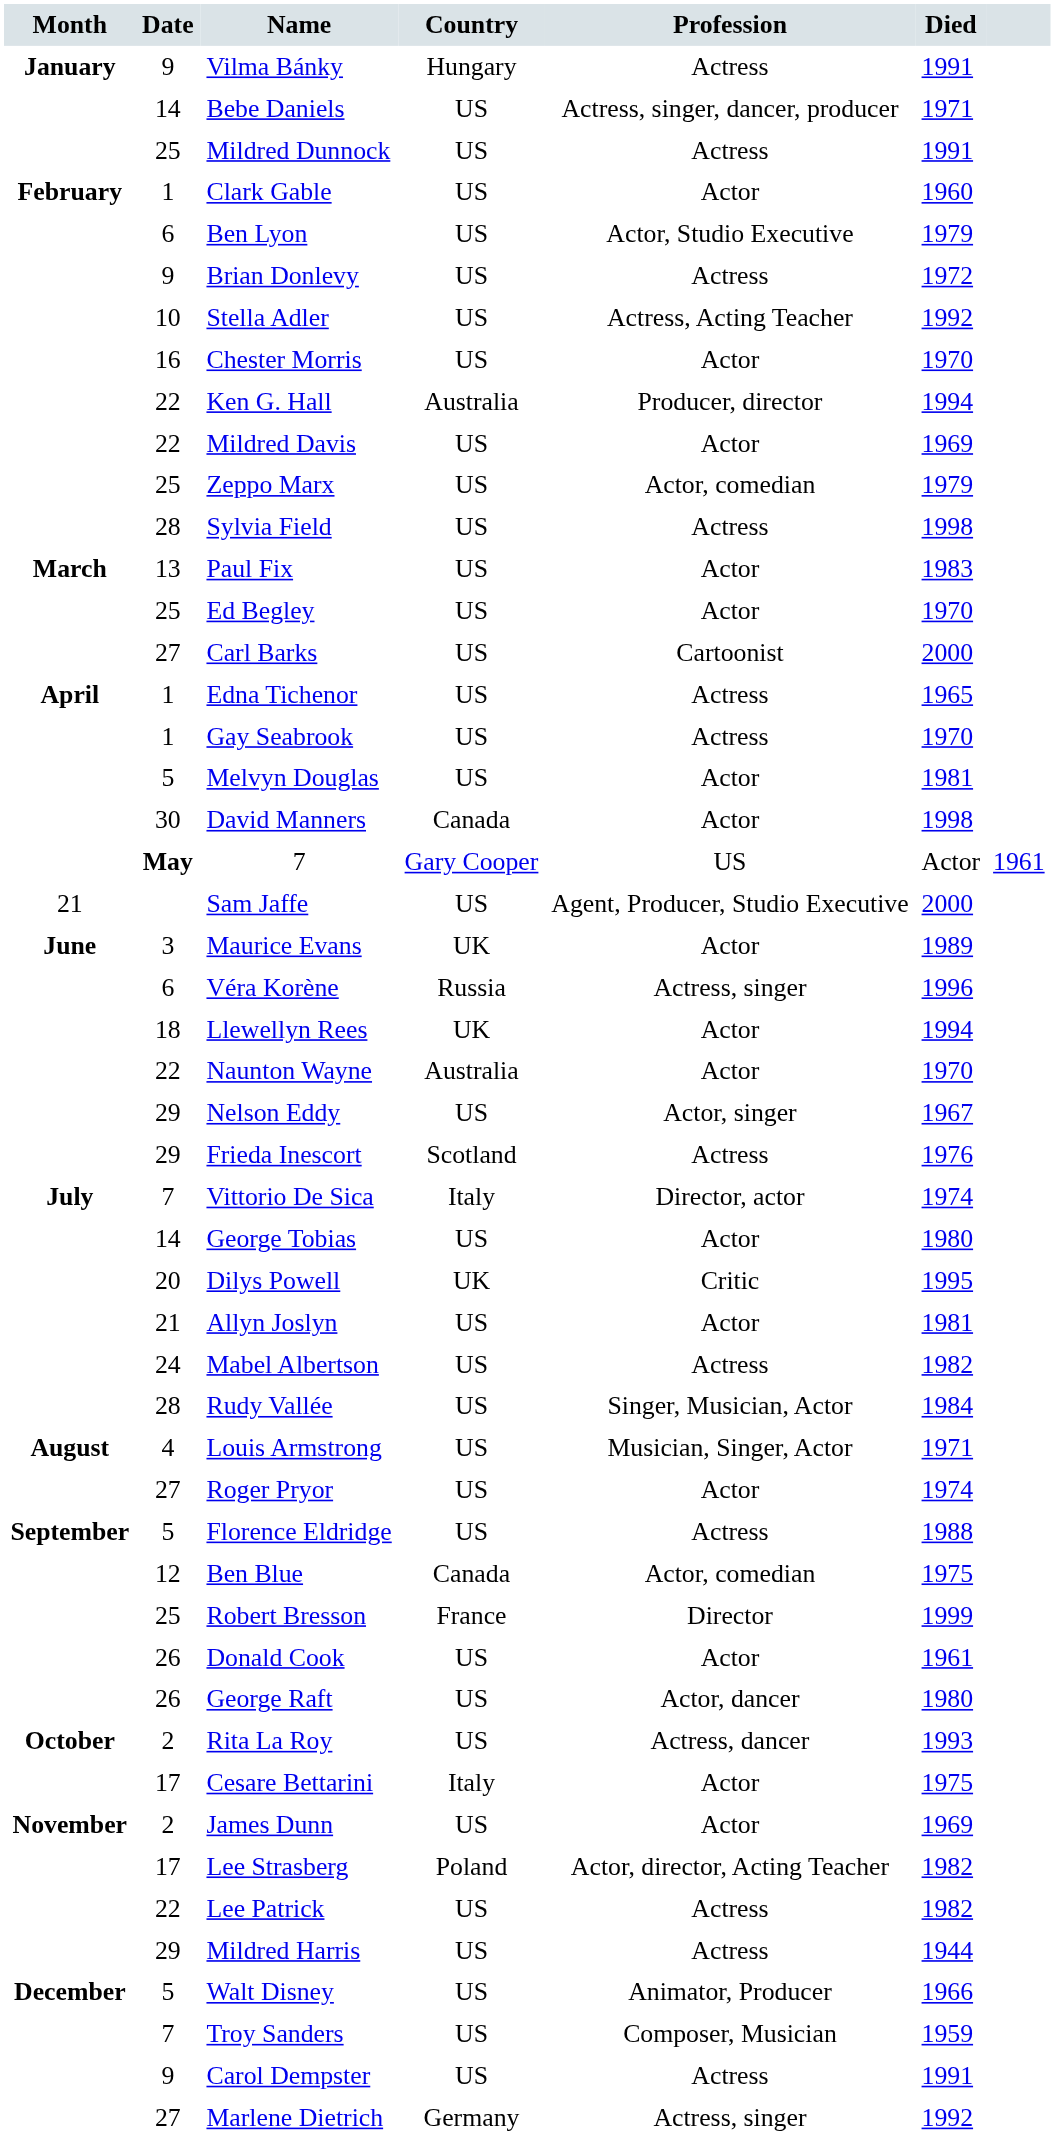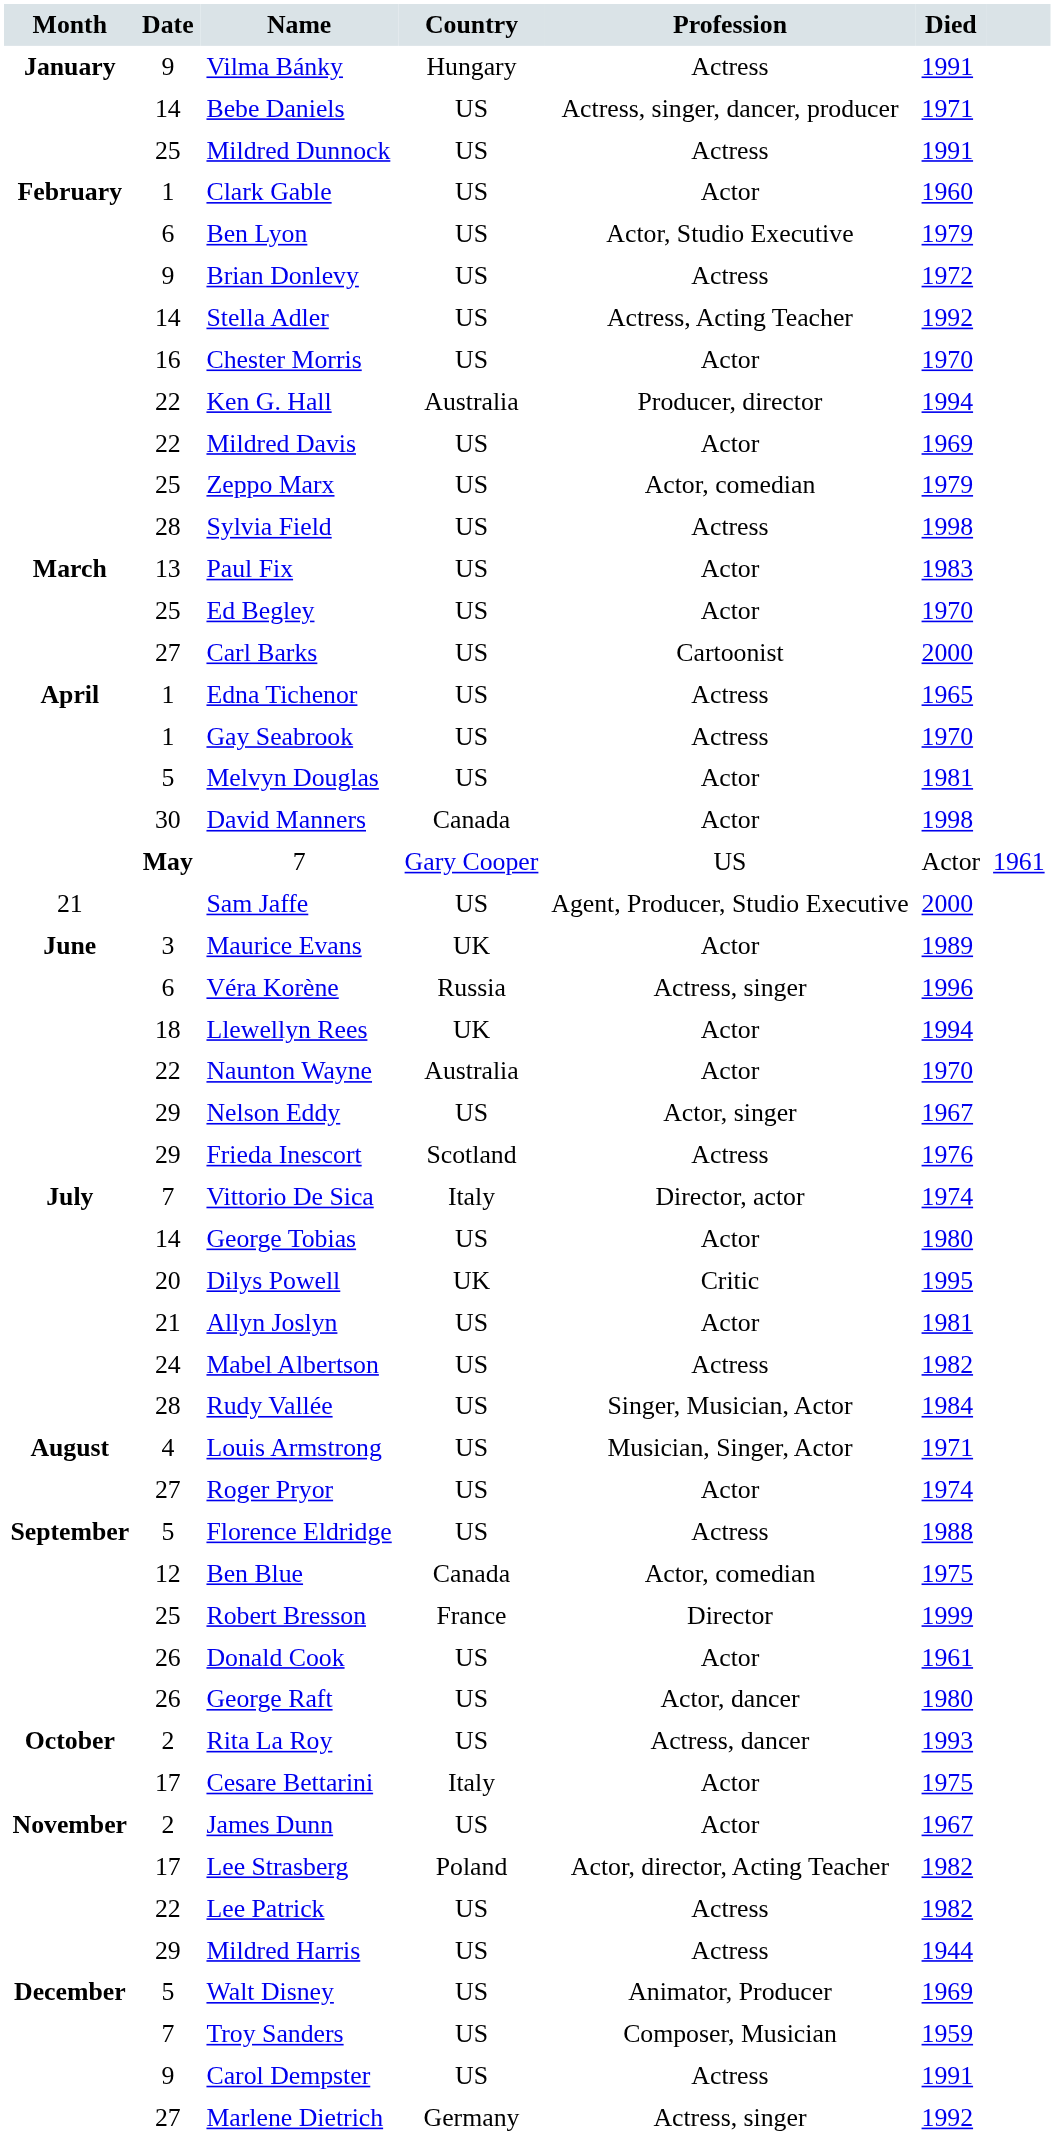(168, 317) 10 -> (168, 317) 14
(947, 1824) 1969 -> (947, 1824) 1967
(947, 1992) 1966 -> (947, 1992) 1969
